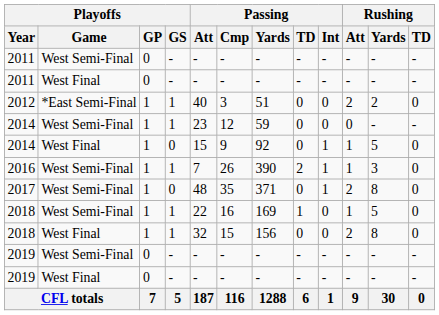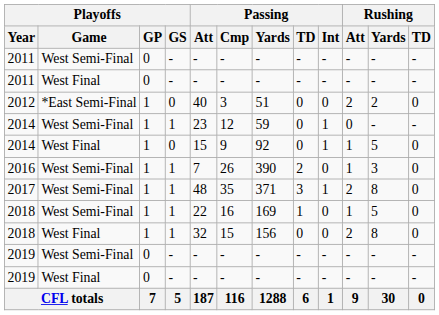(172, 102) 1 -> (172, 102) 0
(325, 124) 0 -> (325, 124) 1
(325, 168) 1 -> (325, 168) 0
(172, 189) 0 -> (172, 189) 1
(300, 189) 0 -> (300, 189) 3
